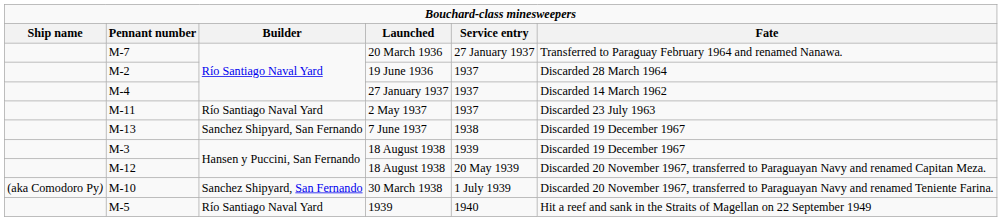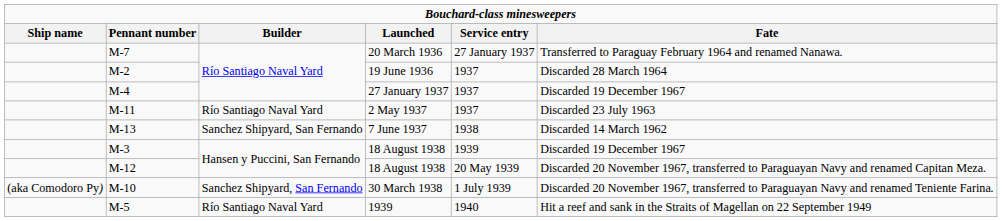(603, 91) Discarded 14 March 1962 -> (613, 91) Discarded 19 December 1967
(613, 129) Discarded 19 December 1967 -> (603, 129) Discarded 14 March 1962
